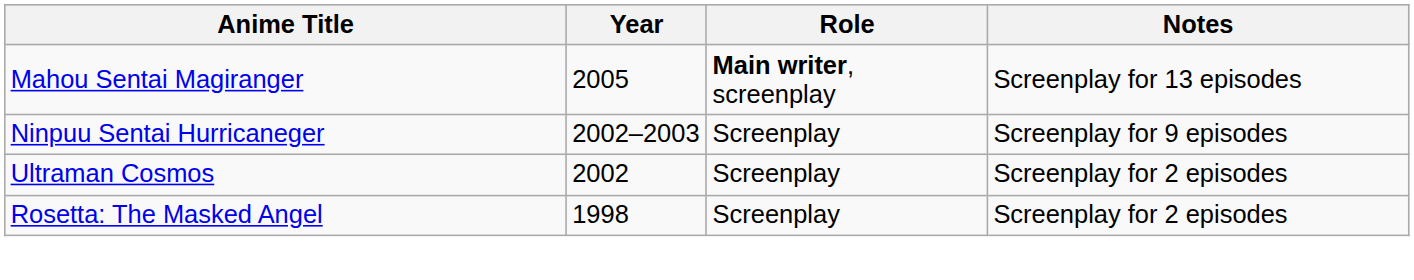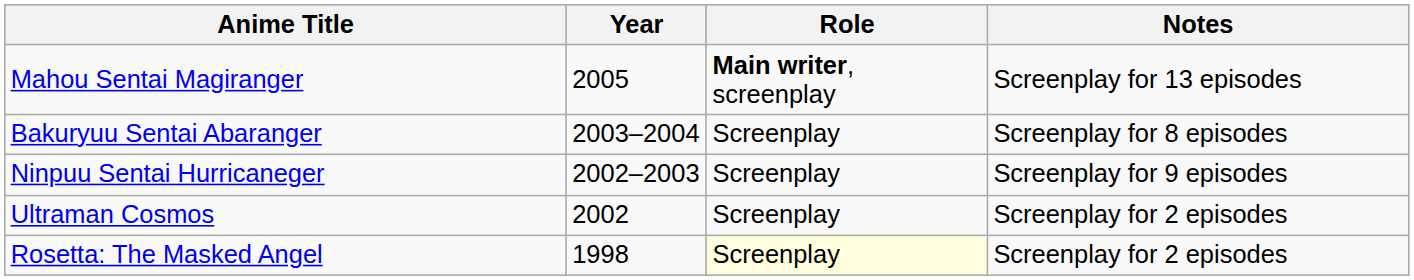+ row: (166, 133)
(776, 214) no background -> (776, 255) lightyellow background
